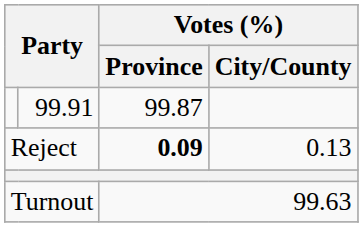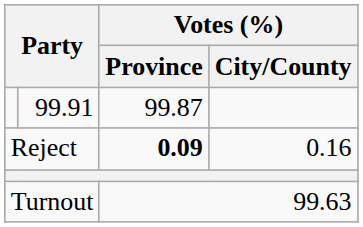(329, 148) 0.13 -> (329, 148) 0.16
